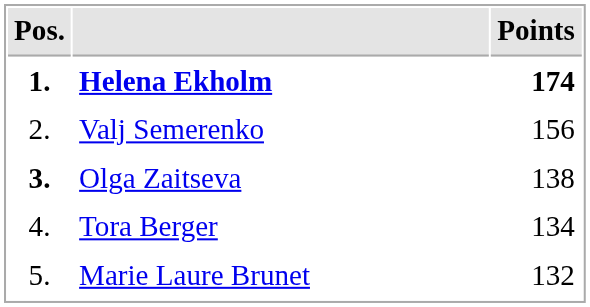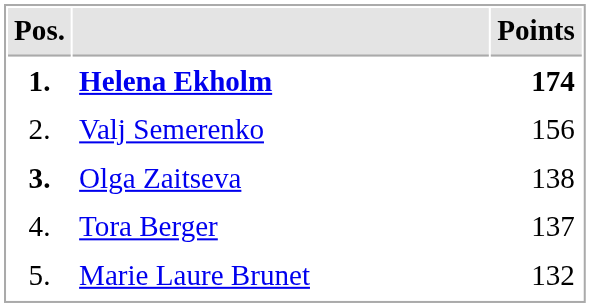(553, 226) 134 -> (553, 226) 137
